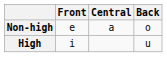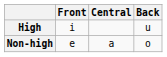rows swapped: (30, 44) <-> (30, 28)
